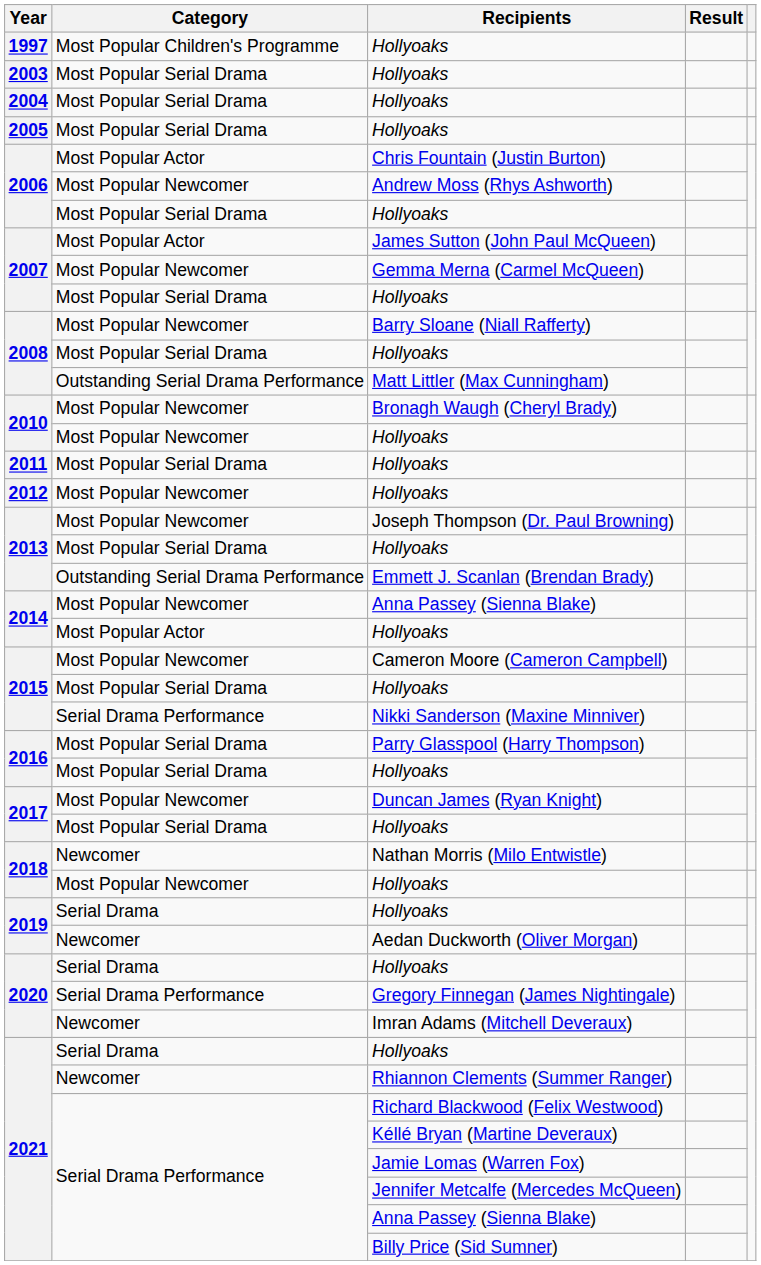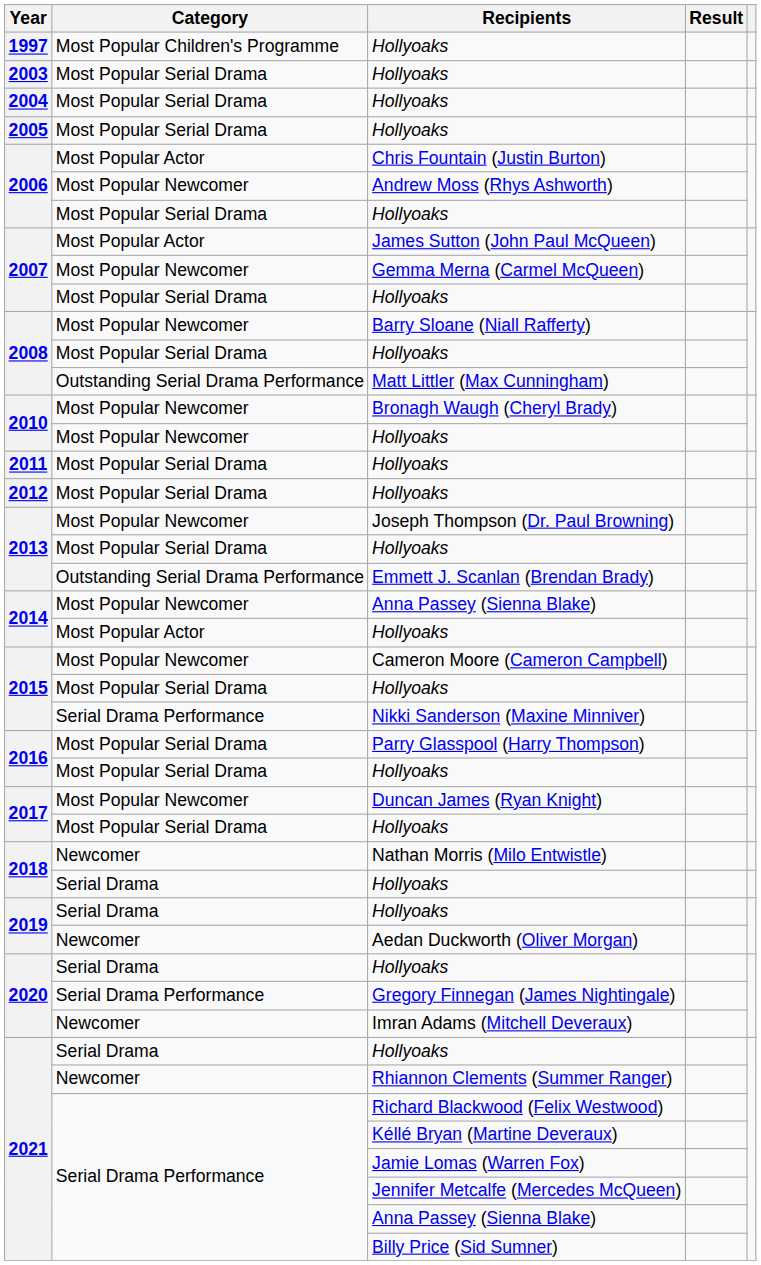(152, 492) Most Popular Newcomer -> (162, 492) Most Popular Serial Drama
(152, 883) Most Popular Newcomer -> (107, 883) Serial Drama
